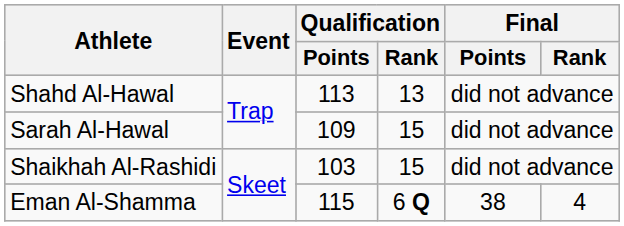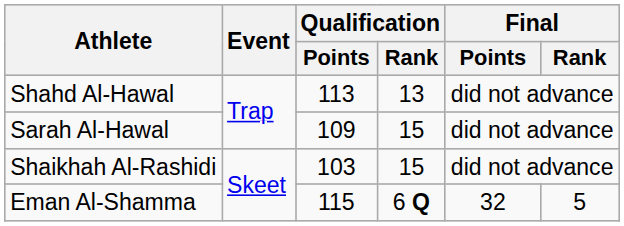(493, 203) 38 -> (493, 203) 32
(580, 203) 4 -> (580, 203) 5
